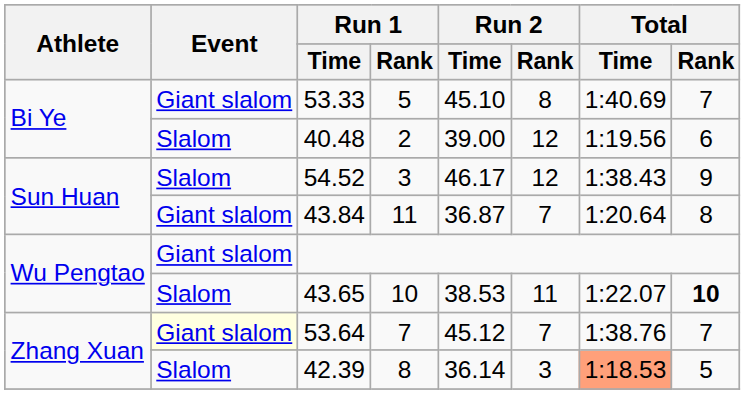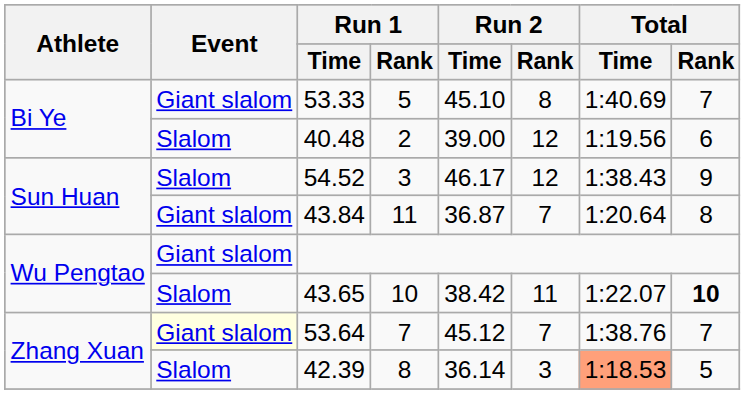(475, 293) 38.53 -> (475, 293) 38.42
